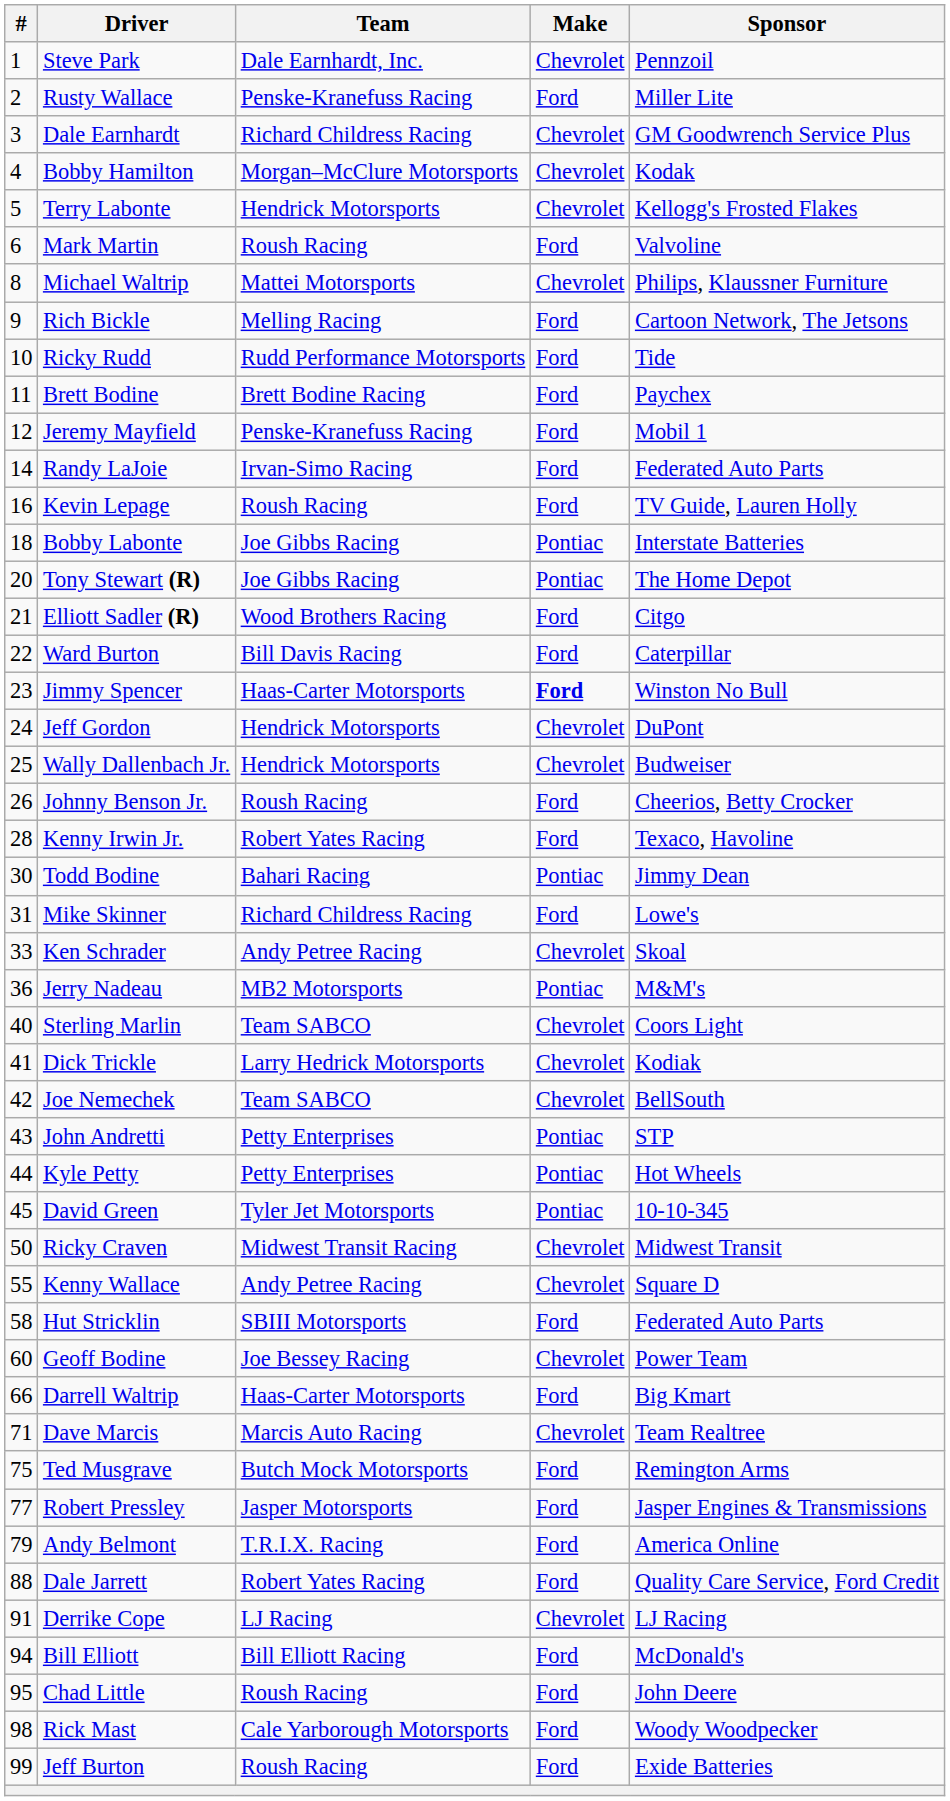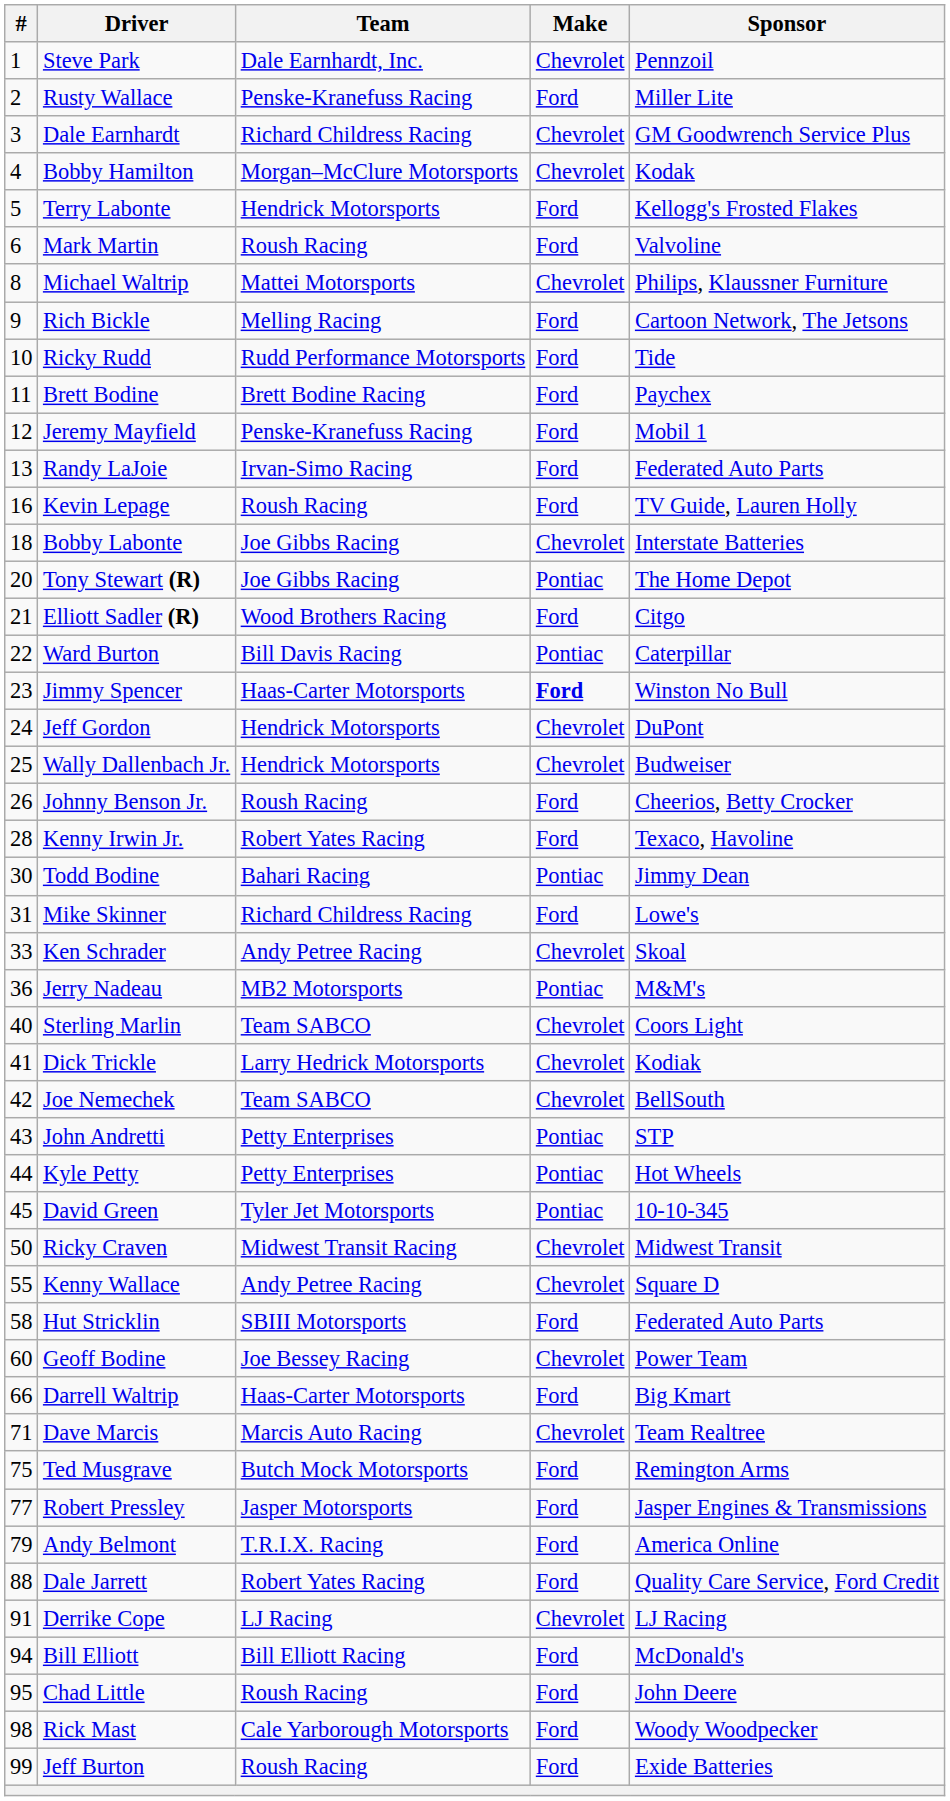(580, 208) Chevrolet -> (557, 208) Ford
(21, 468) 14 -> (21, 468) 13
(570, 542) Pontiac -> (580, 542) Chevrolet
(557, 653) Ford -> (570, 653) Pontiac
